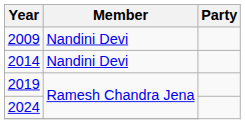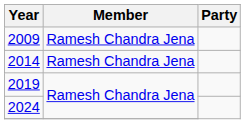(87, 38) Nandini Devi -> (120, 38) Ramesh Chandra Jena
(87, 61) Nandini Devi -> (120, 61) Ramesh Chandra Jena
